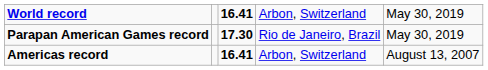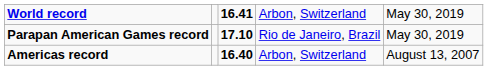(237, 34) 17.30 -> (237, 34) 17.10
(237, 55) 16.41 -> (237, 55) 16.40
